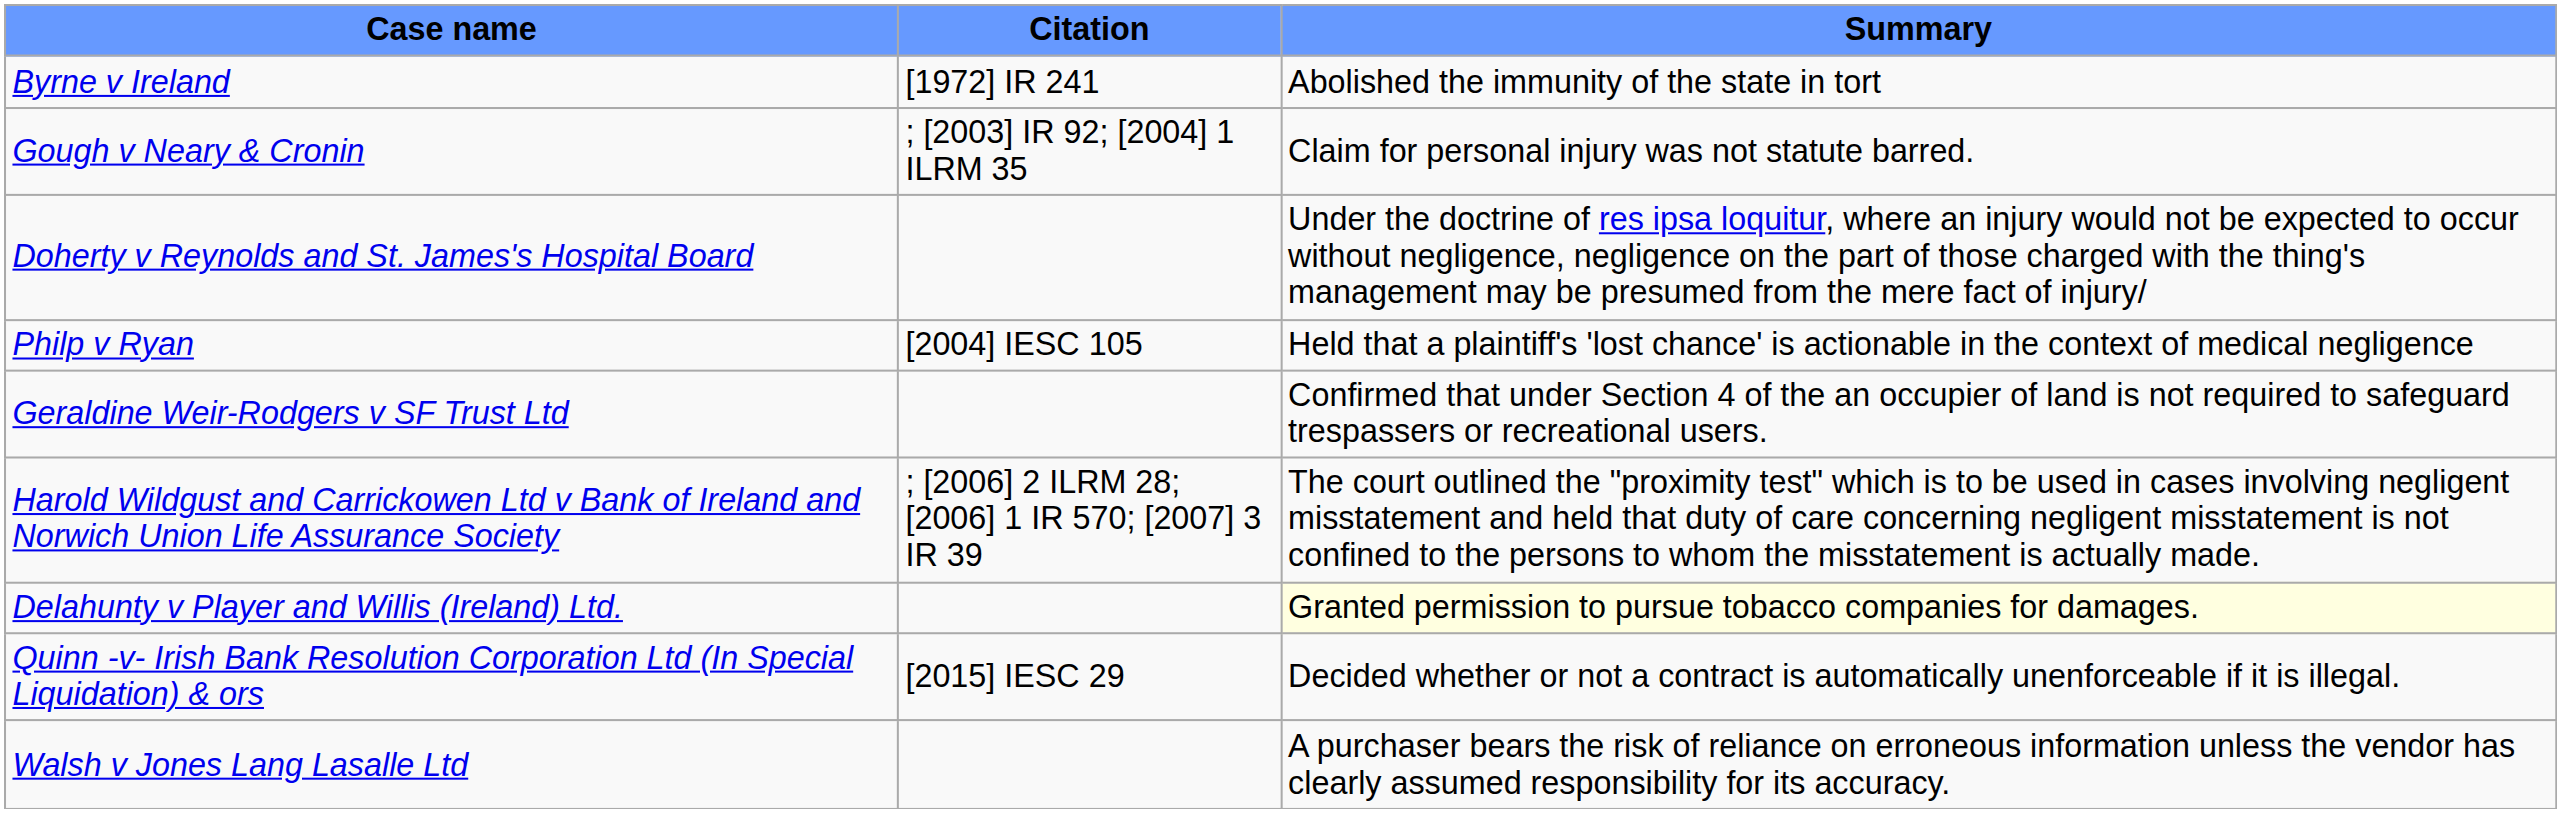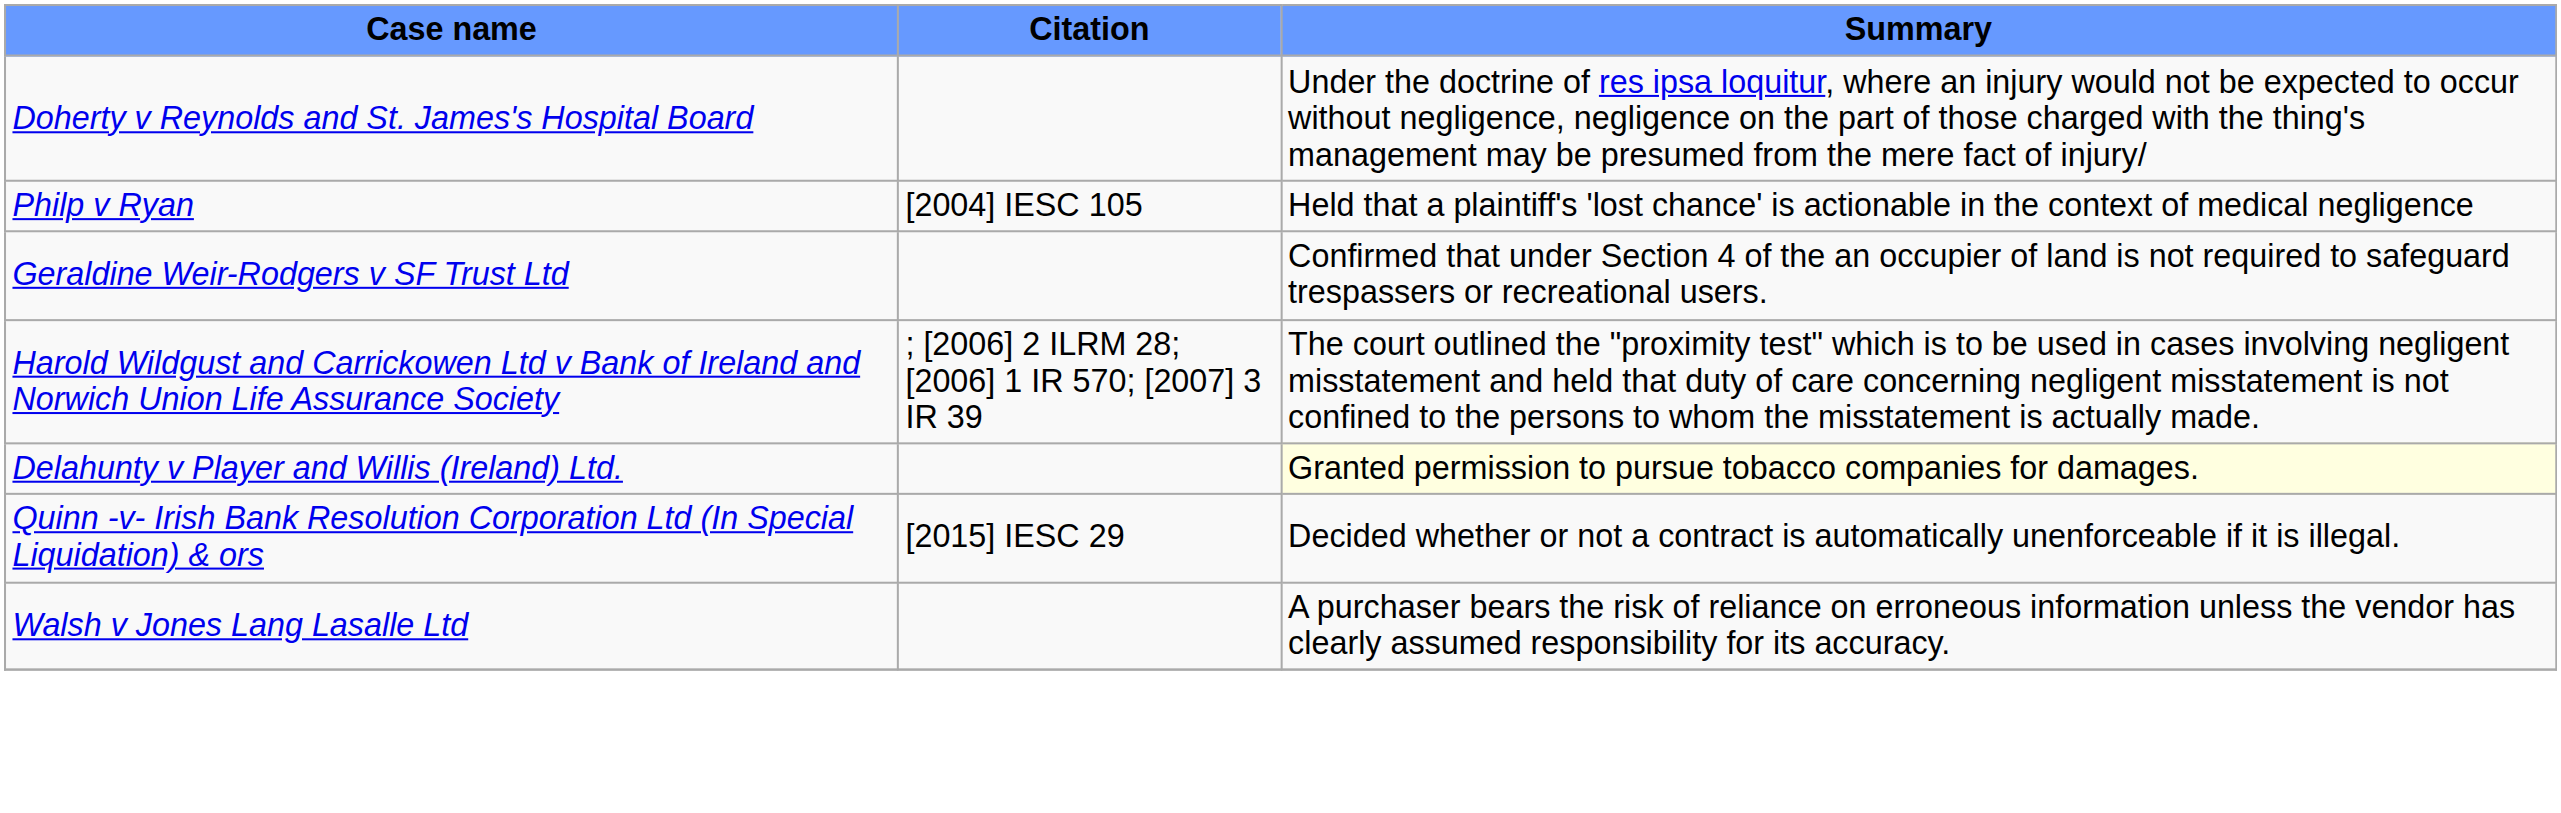- row: (121, 81)
- row: (189, 150)
